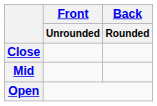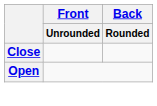- row: (24, 71)
